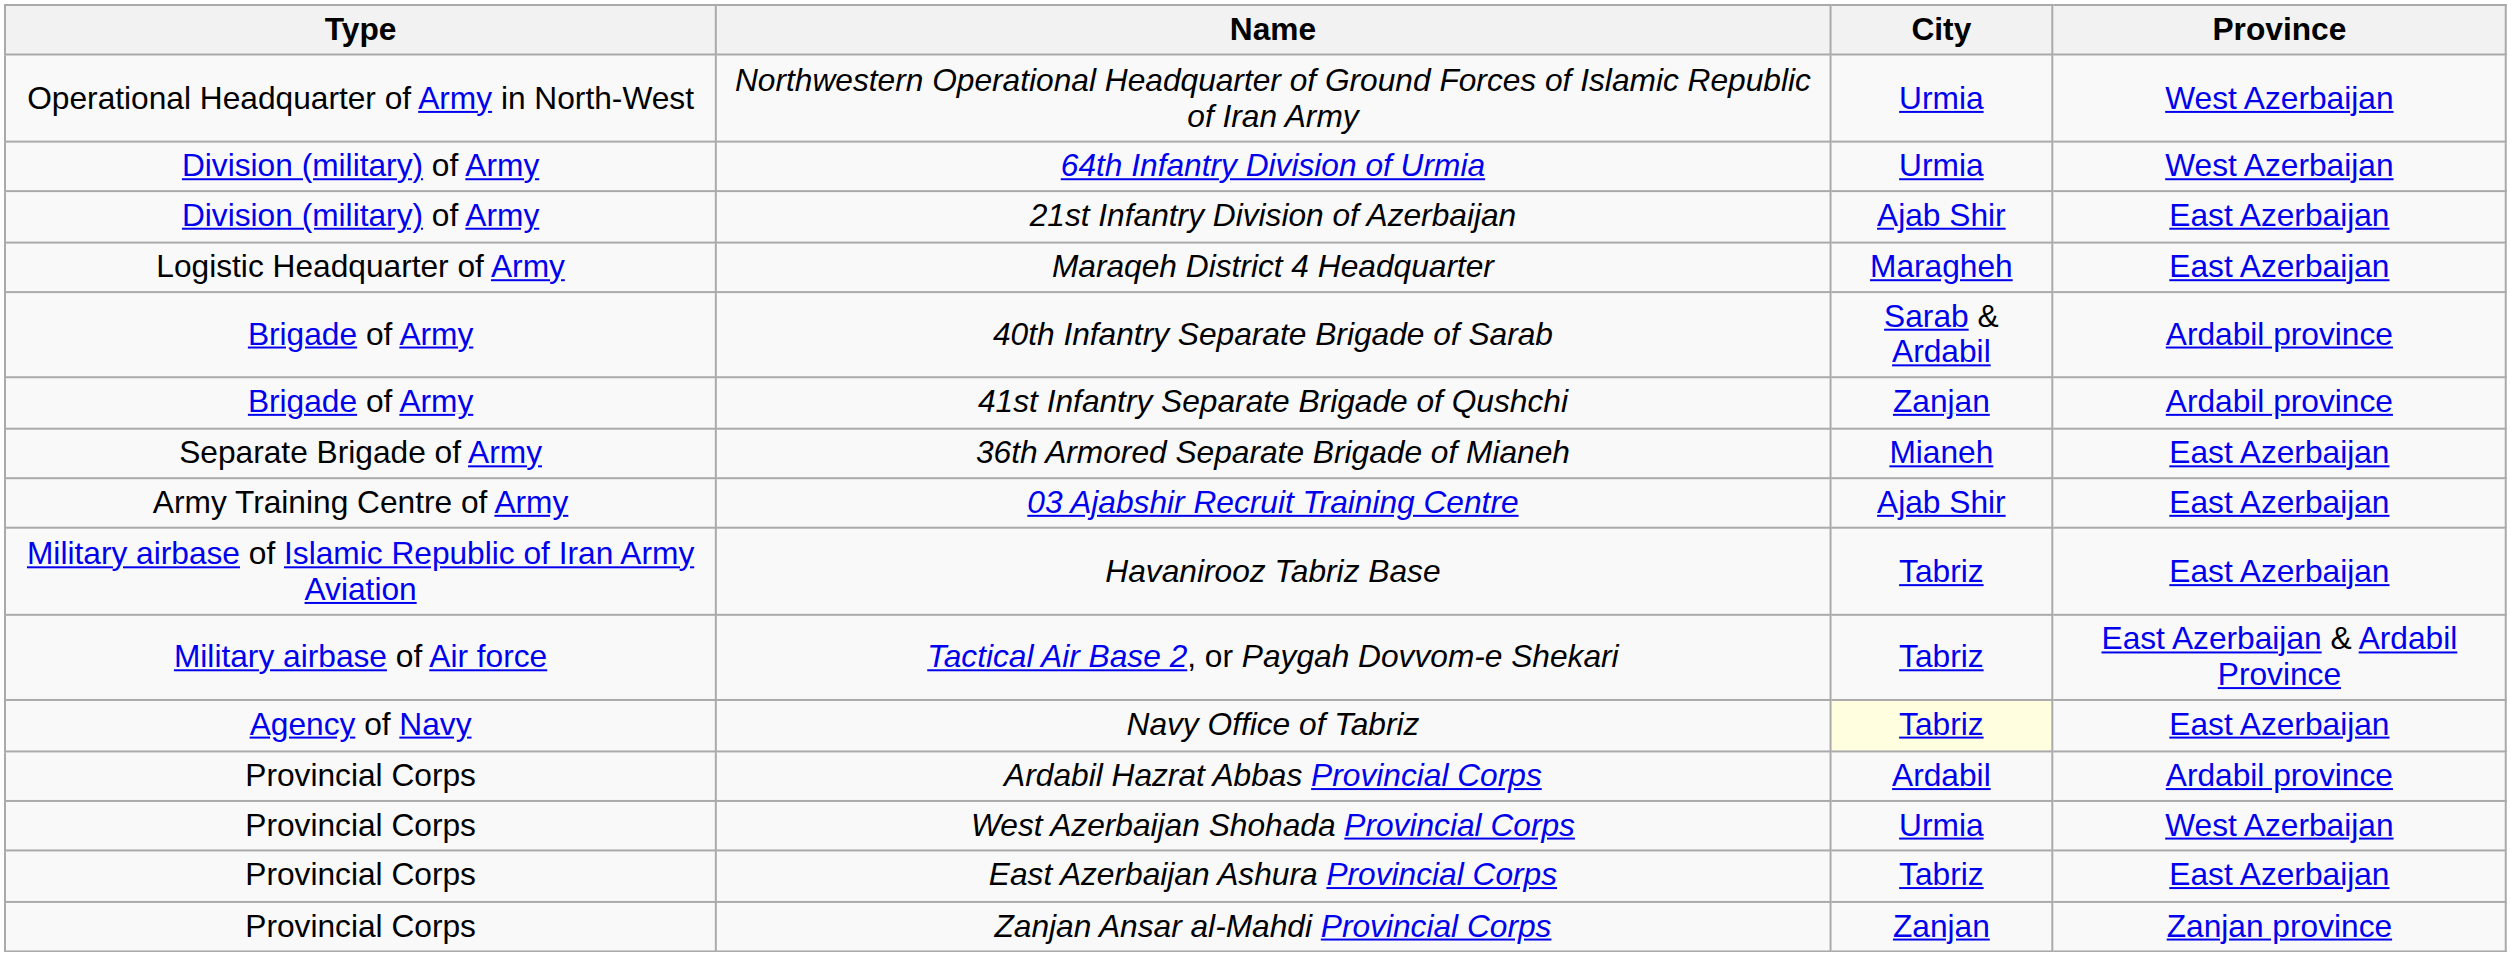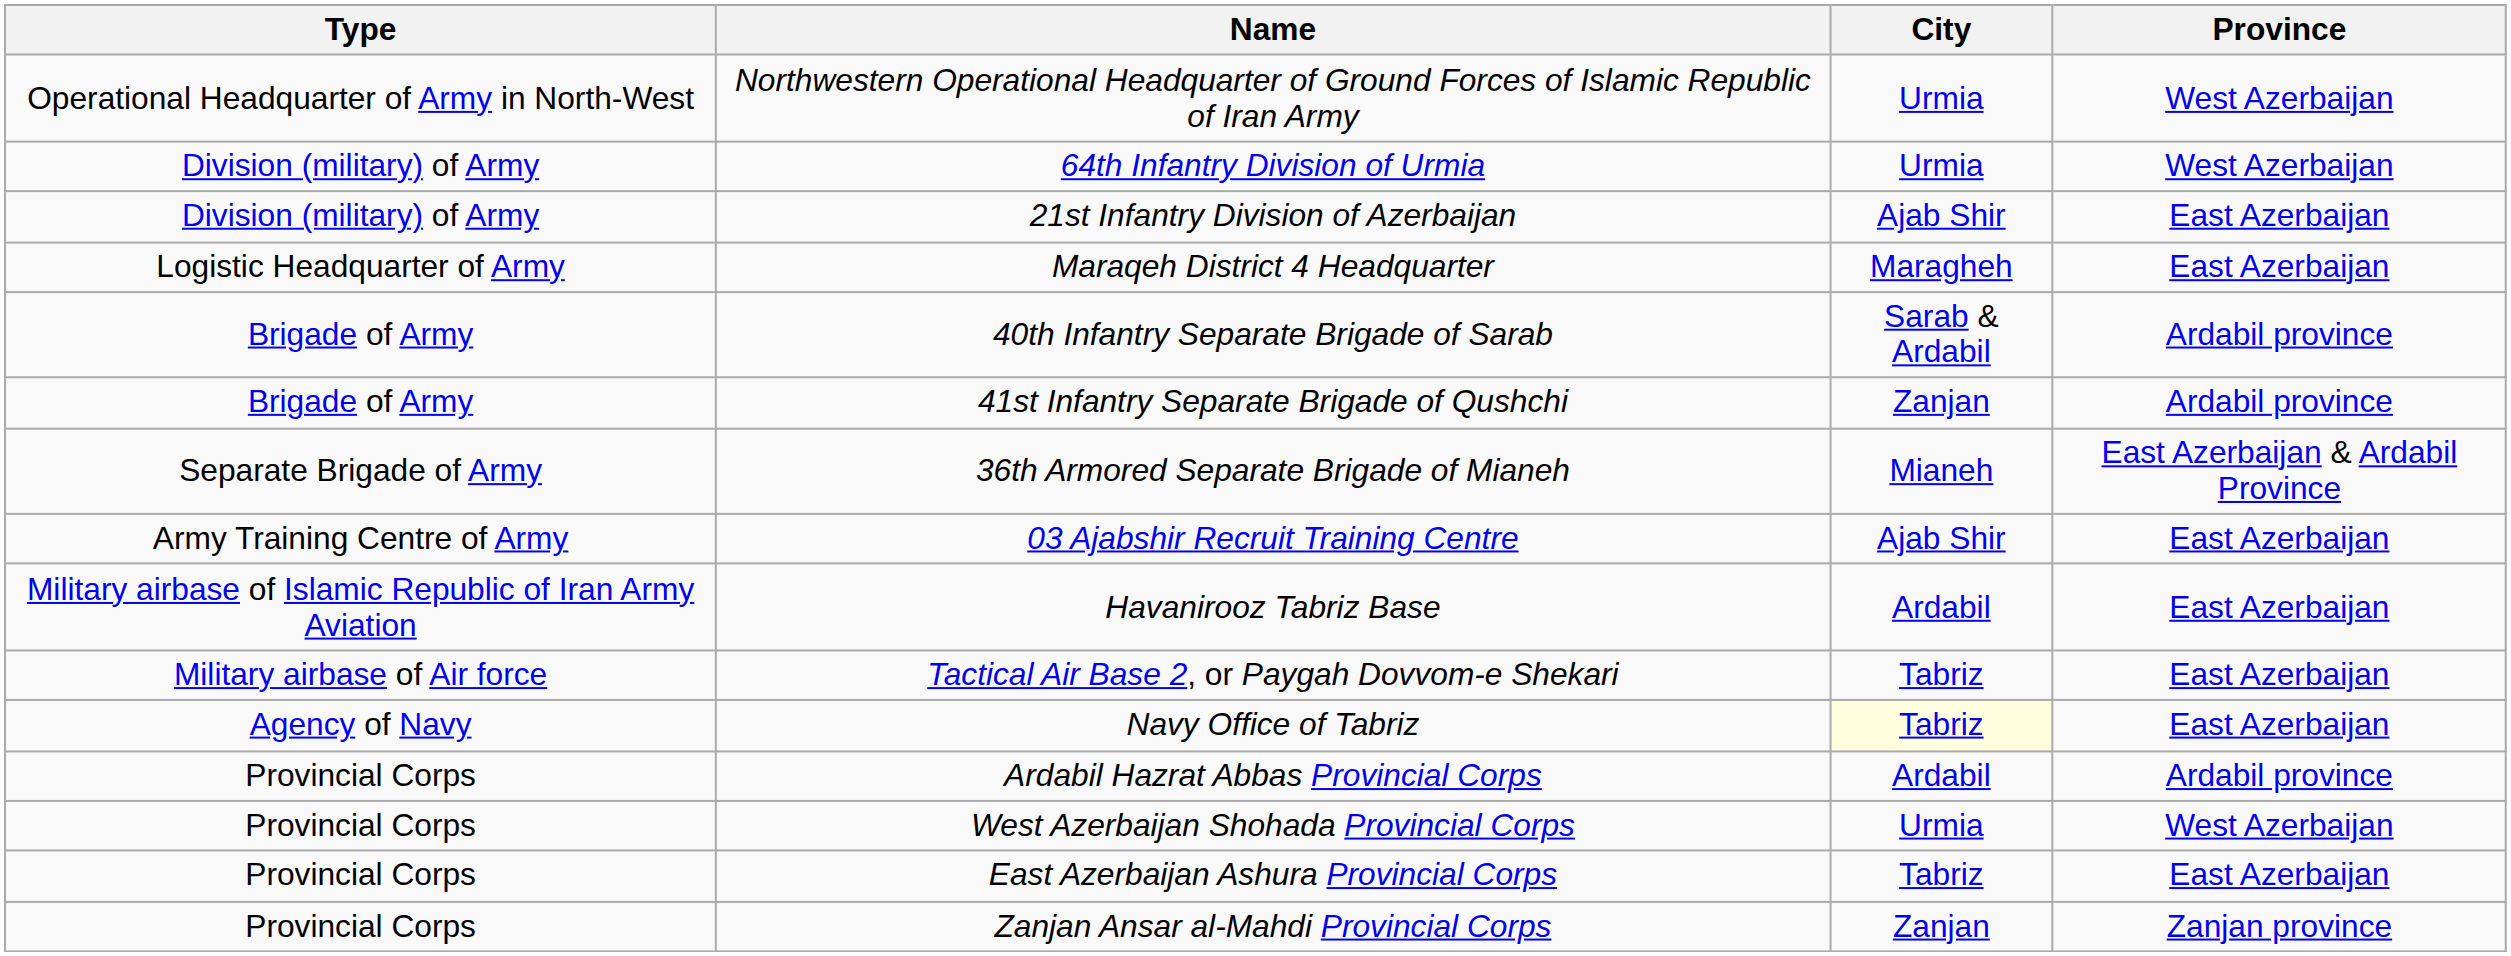(2279, 452) East Azerbaijan -> (2279, 470) East Azerbaijan & Ardabil Province
(1941, 570) Tabriz -> (1941, 606) Ardabil
(2279, 656) East Azerbaijan & Ardabil Province -> (2279, 674) East Azerbaijan
